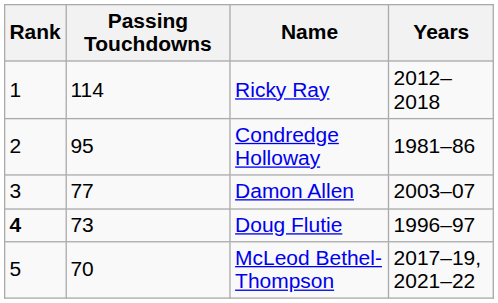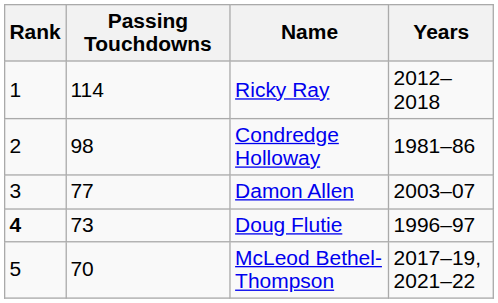(82, 146) 95 -> (82, 146) 98
